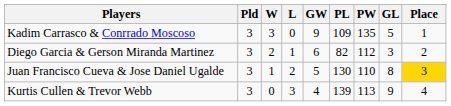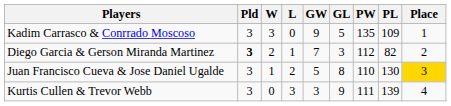columns swapped: (391, 14) <-> (342, 14)
(250, 52) normal -> (250, 52) bold
(316, 52) 6 -> (316, 52) 7
(316, 91) 4 -> (316, 91) 3
(366, 91) 113 -> (366, 91) 111
